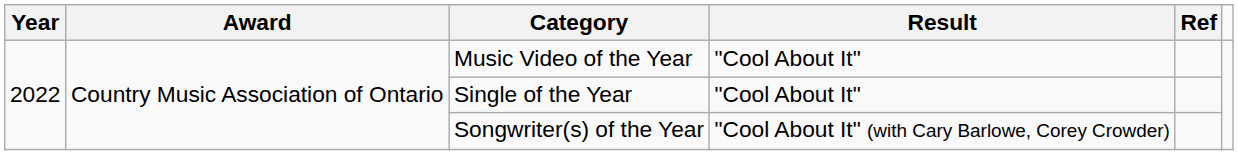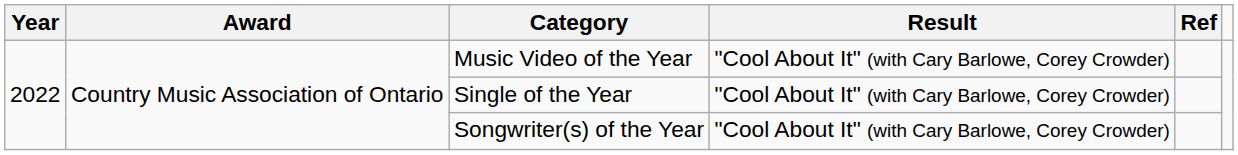(788, 58) "Cool About It" -> (942, 58) "Cool About It" (with Cary Barlowe, Corey Crowder)
(788, 94) "Cool About It" -> (942, 94) "Cool About It" (with Cary Barlowe, Corey Crowder)
